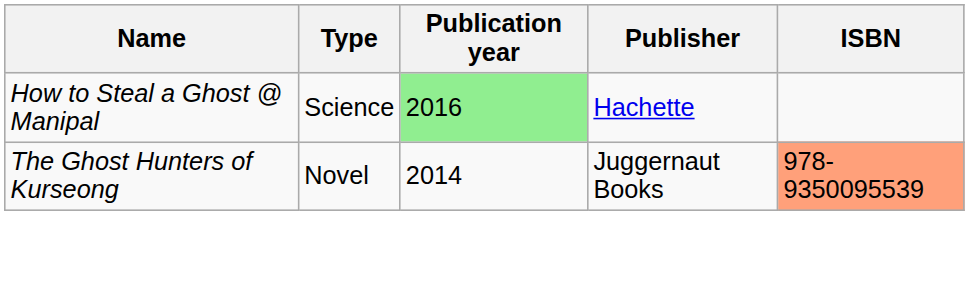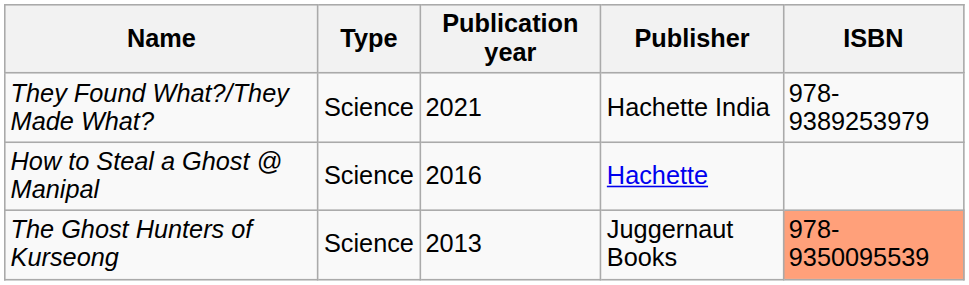+ row: (150, 107)
(434, 107) lightgreen background -> (454, 175) no background
(337, 175) Novel -> (369, 244) Science
(434, 175) 2014 -> (454, 244) 2013
